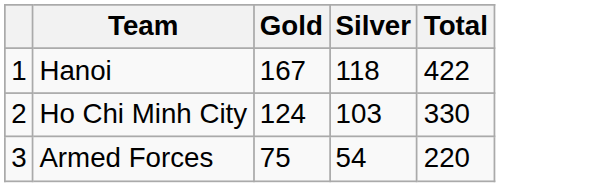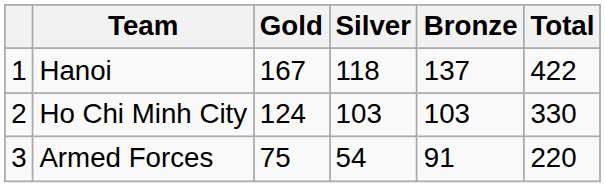+ column: (471, 26)
